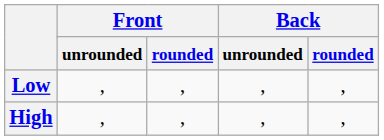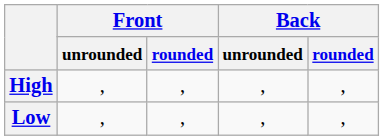rows swapped: (31, 118) <-> (31, 85)
